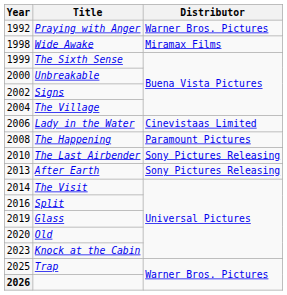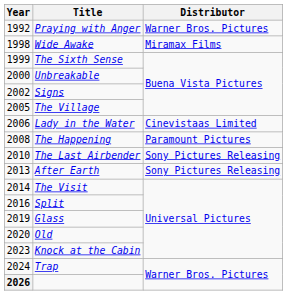(18, 108) 2004 -> (18, 108) 2005
(18, 267) 2025 -> (18, 267) 2024
